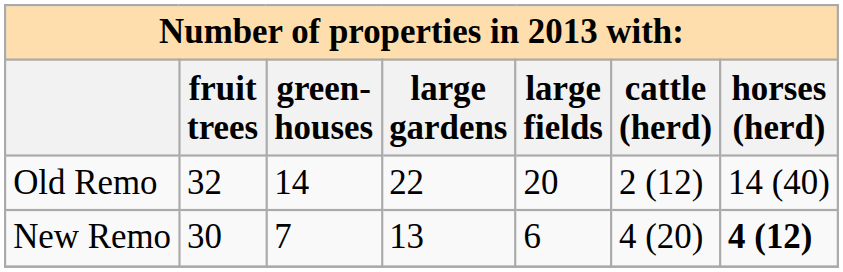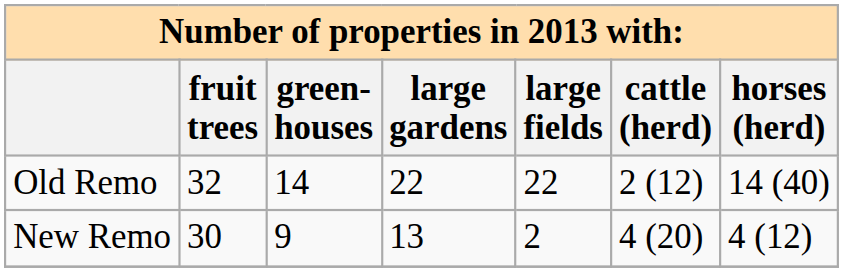(541, 182) 20 -> (541, 182) 22
(283, 237) 7 -> (283, 237) 9
(532, 237) 6 -> (532, 237) 2
(770, 237) bold -> (770, 237) normal
